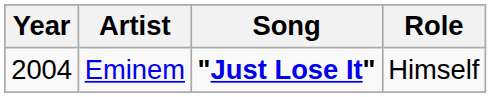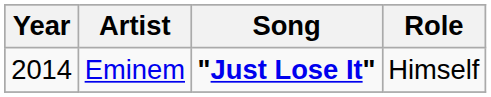(42, 69) 2004 -> (42, 69) 2014
